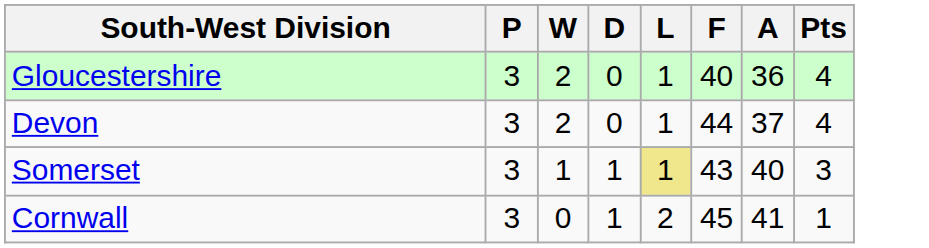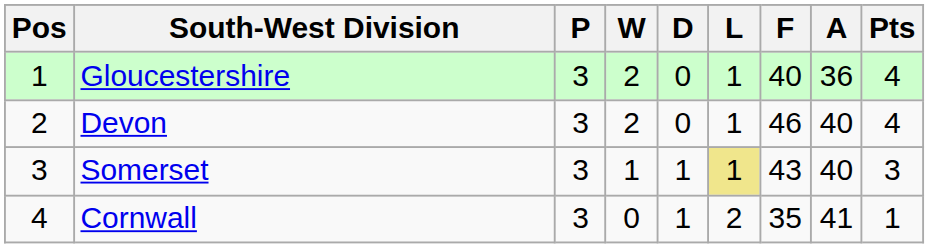+ column: (39, 28)
(717, 123) 44 -> (785, 123) 46
(768, 123) 37 -> (836, 123) 40
(717, 218) 45 -> (785, 218) 35
